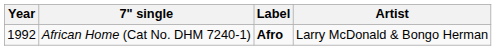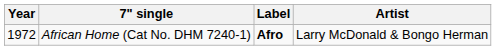(22, 34) 1992 -> (22, 34) 1972
